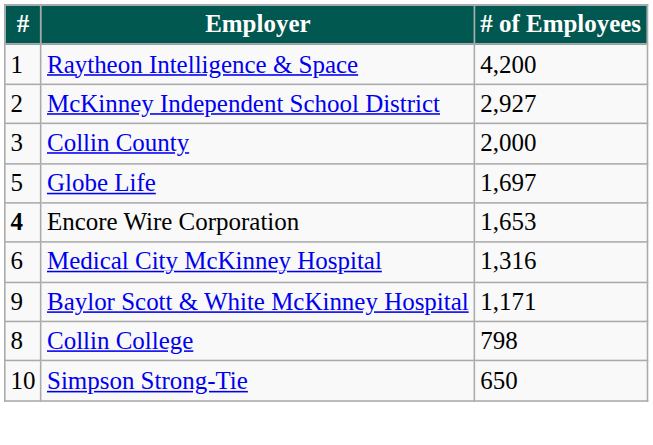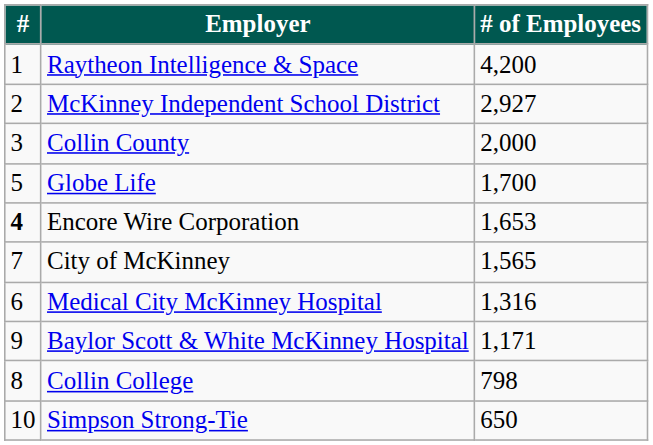(508, 182) 1,697 -> (508, 182) 1,700
+ row: (139, 261)
